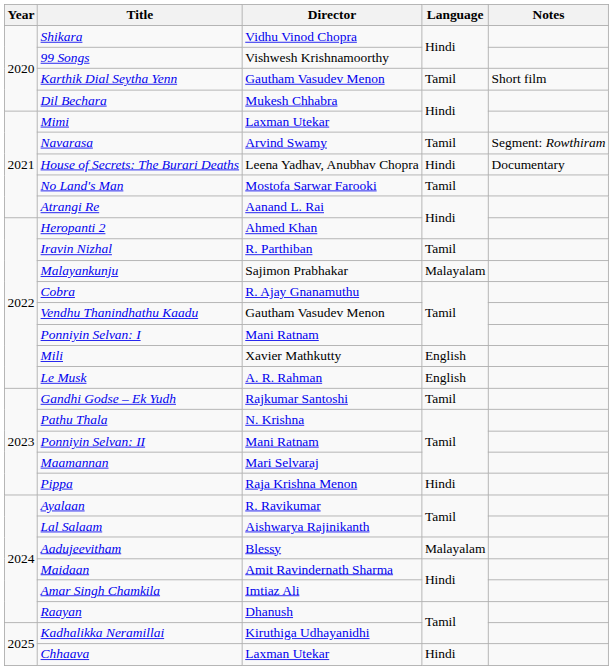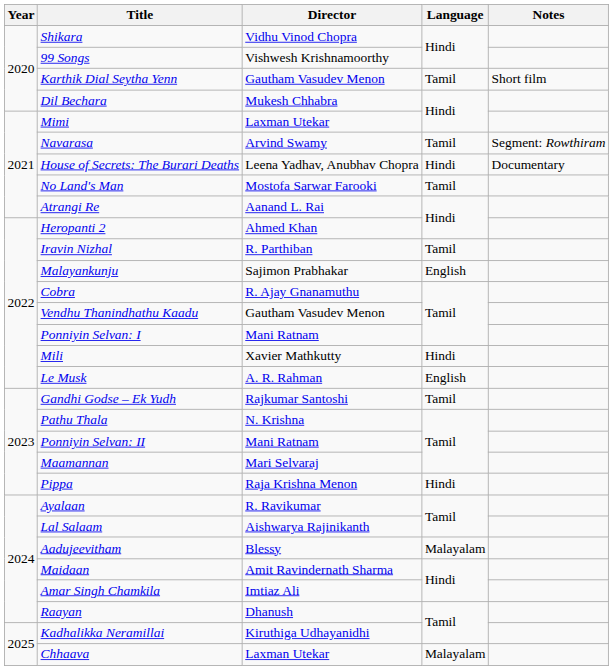(455, 270) Malayalam -> (445, 270) English
(445, 356) English -> (440, 356) Hindi
(440, 654) Hindi -> (455, 654) Malayalam
